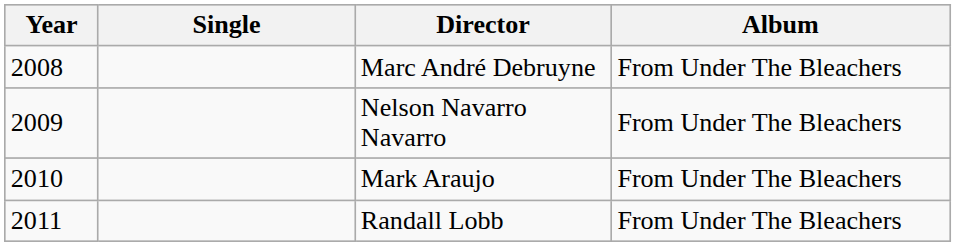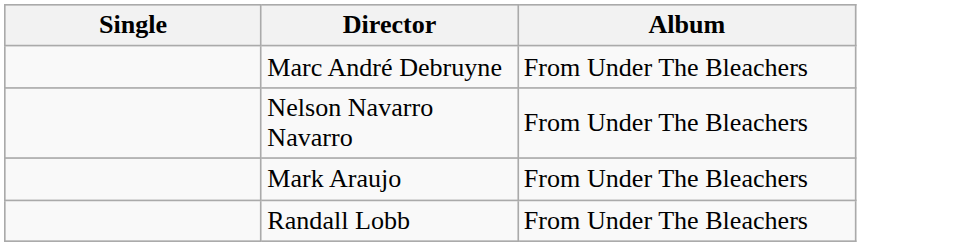- column: (52, 25)
